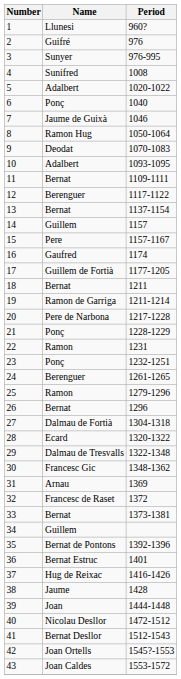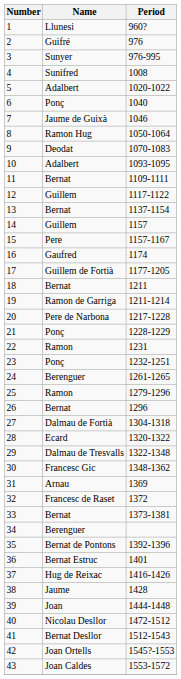(65, 194) Berenguer -> (61, 194) Guillem
(61, 529) Guillem -> (65, 529) Berenguer
